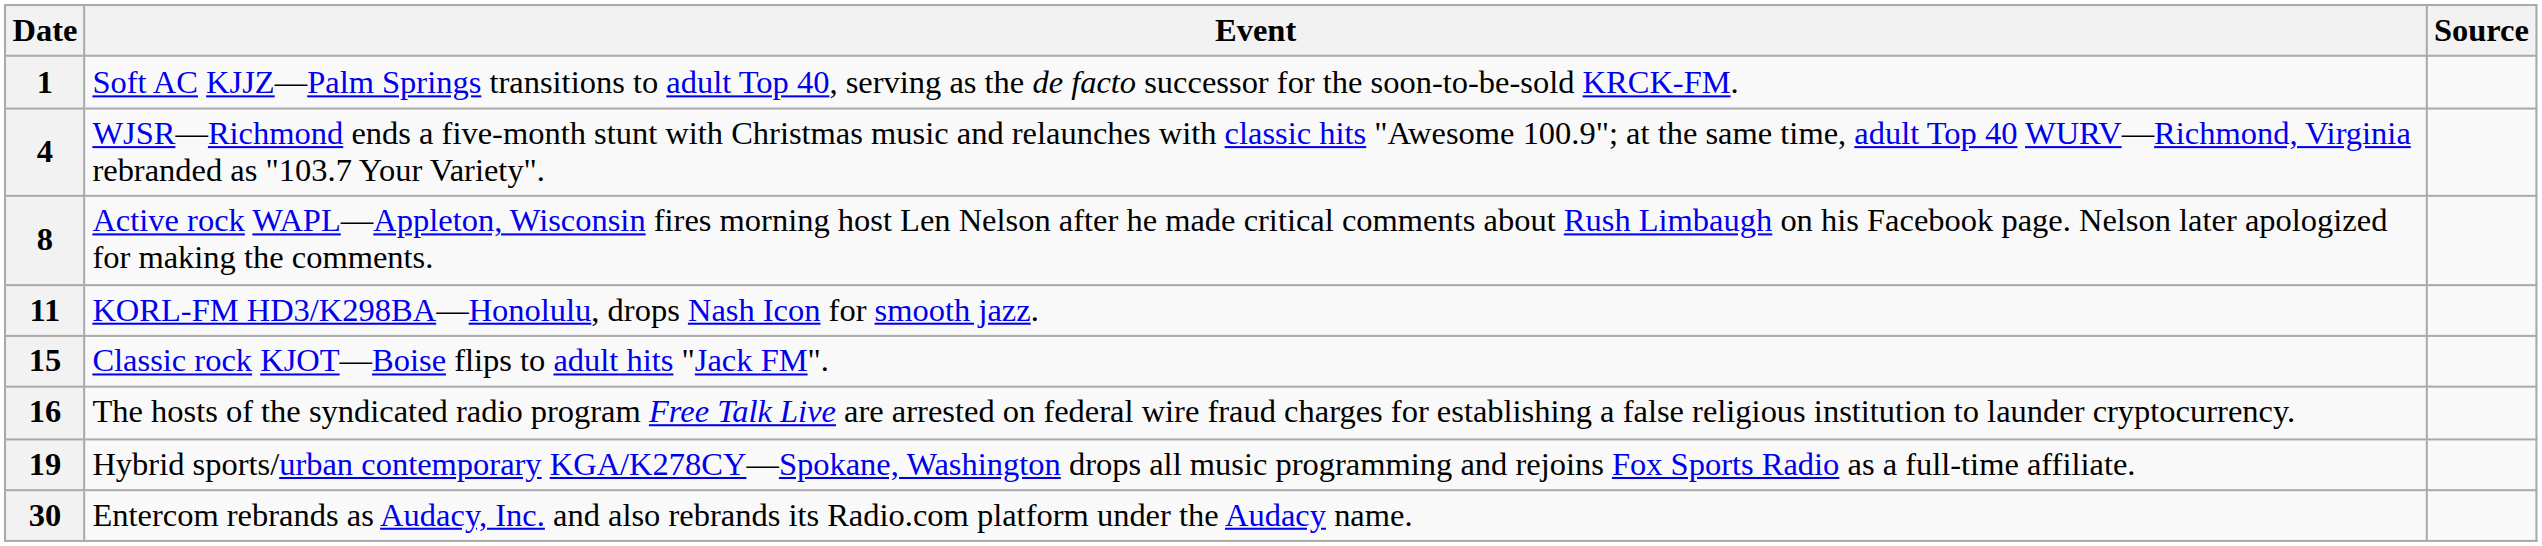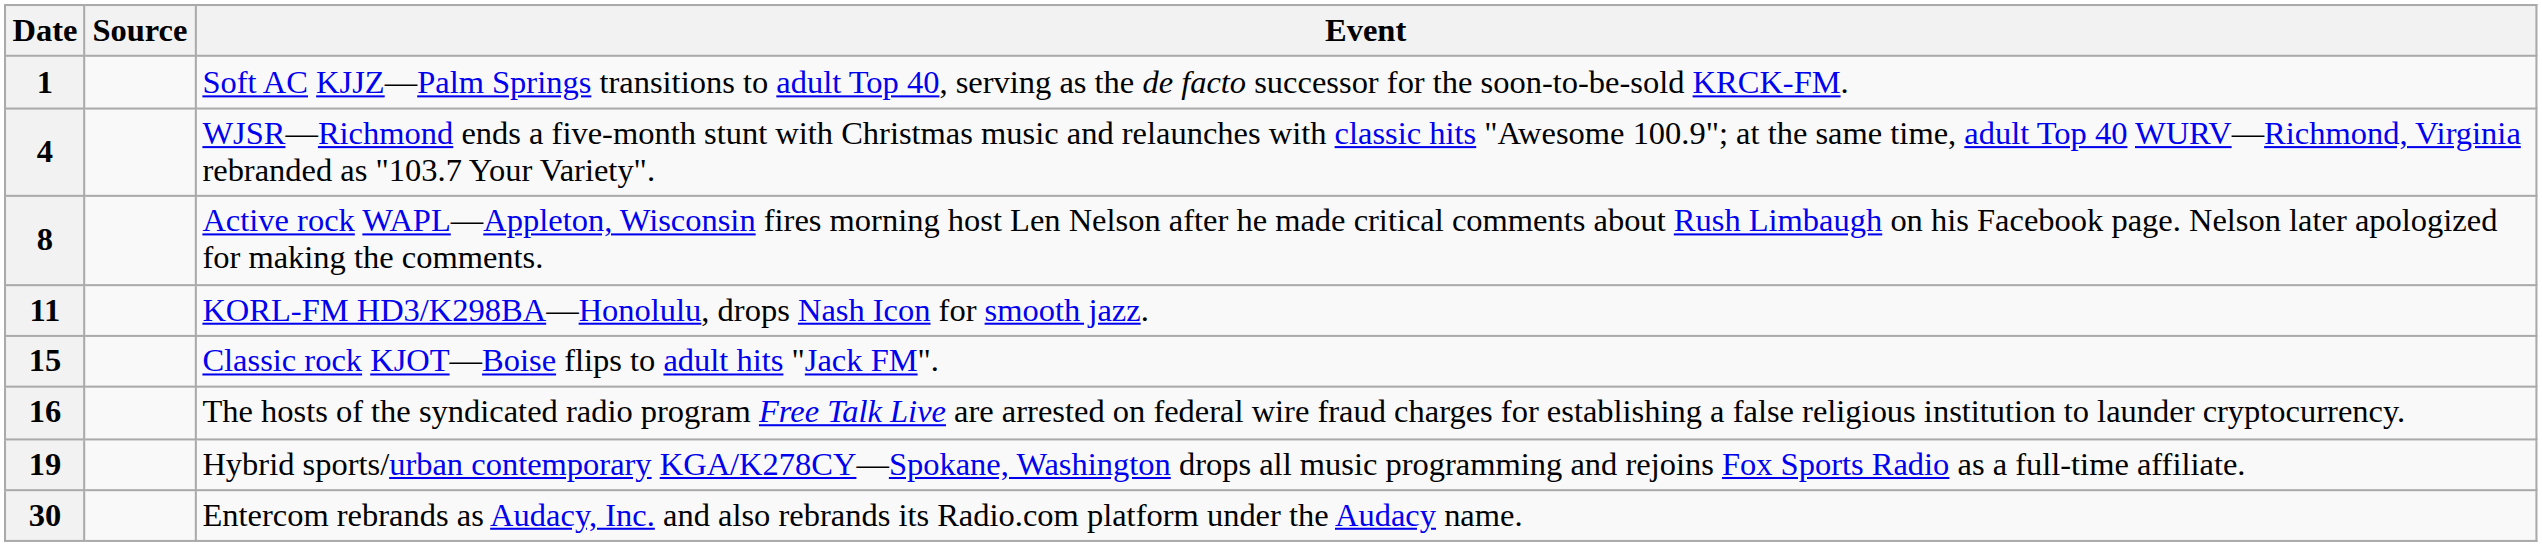columns swapped: (1256, 30) <-> (2481, 30)
